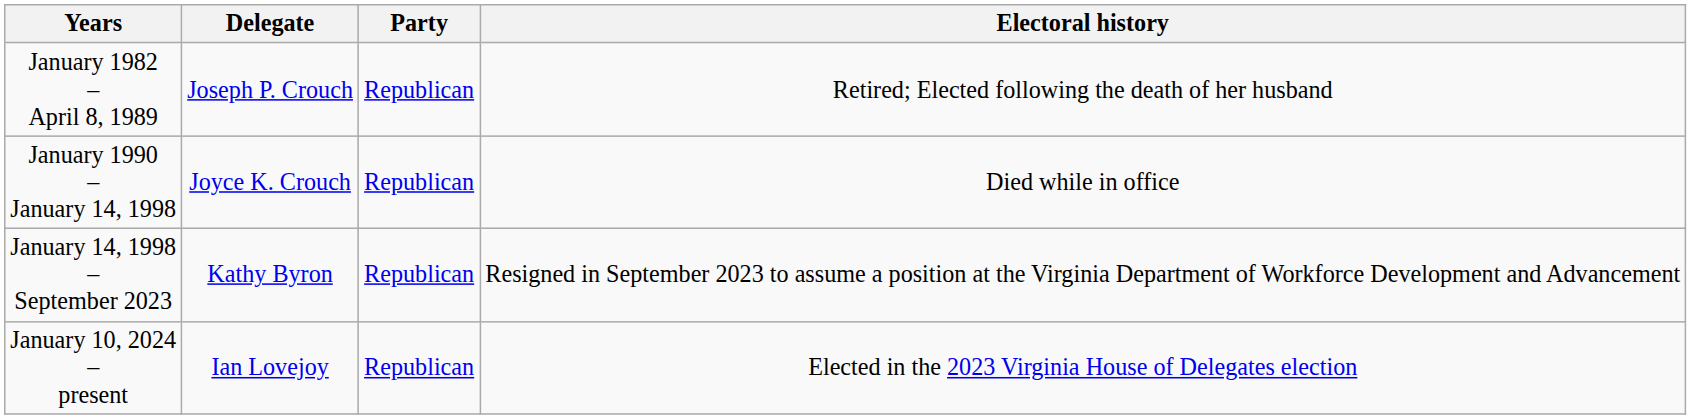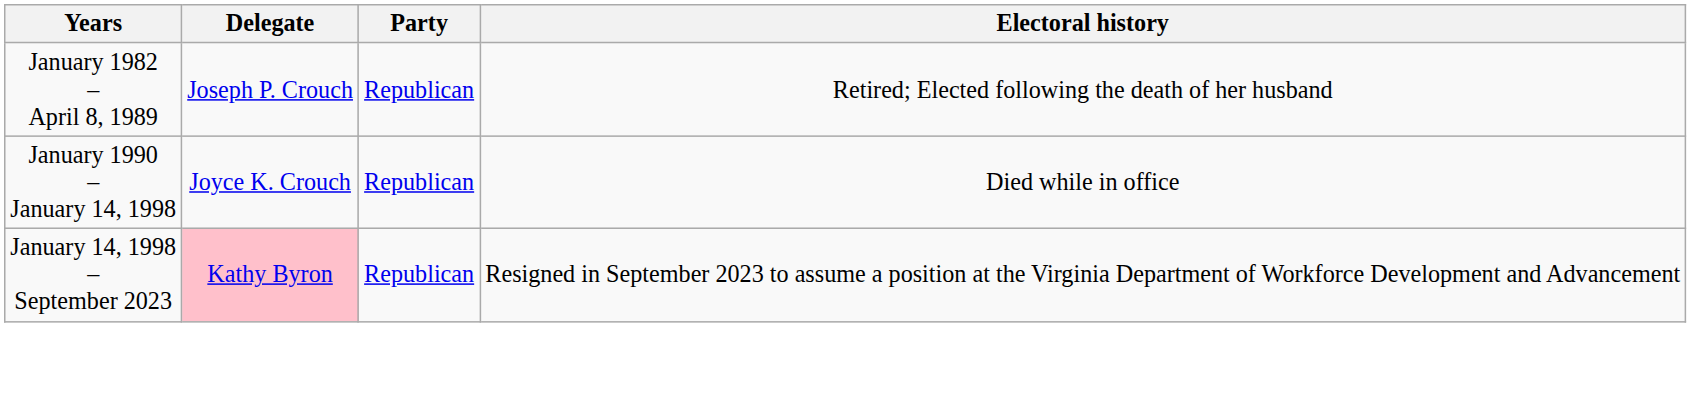(270, 274) no background -> (270, 274) pink background
- row: (93, 367)
